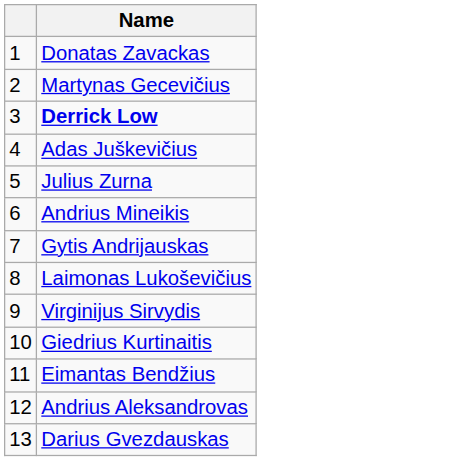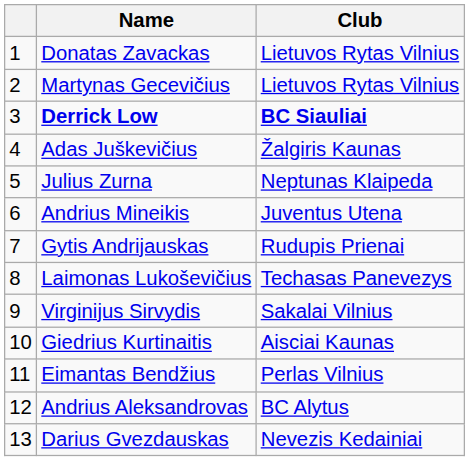+ column: (360, 20)
